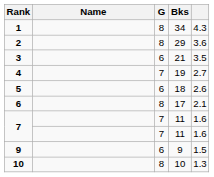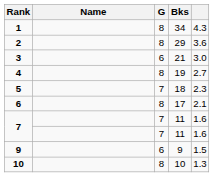(200, 58) 3.5 -> (200, 58) 3.0
(161, 73) 7 -> (161, 73) 8
(161, 89) 6 -> (161, 89) 7
(200, 89) 2.6 -> (200, 89) 2.3
